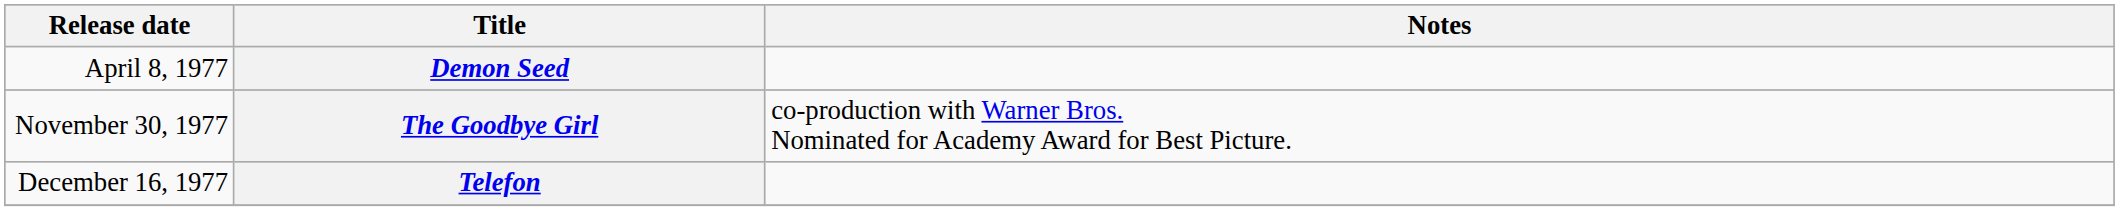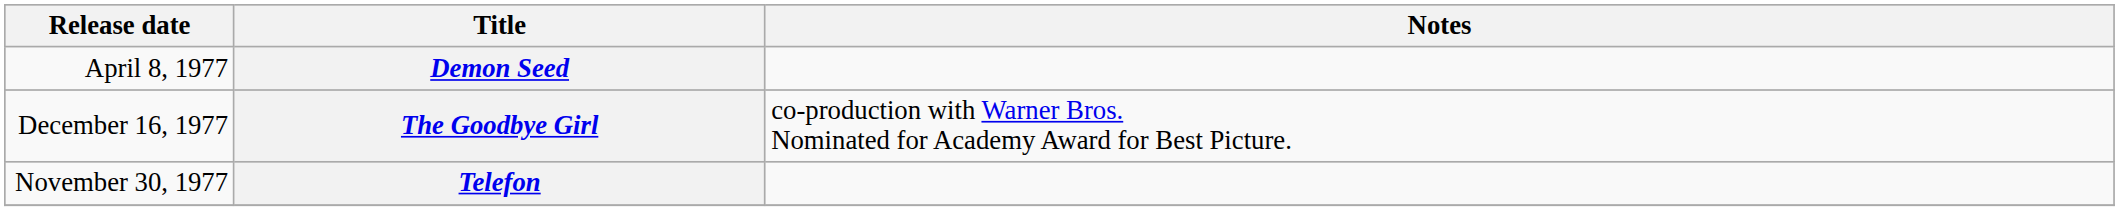(122, 125) November 30, 1977 -> (123, 125) December 16, 1977
(123, 182) December 16, 1977 -> (122, 182) November 30, 1977
